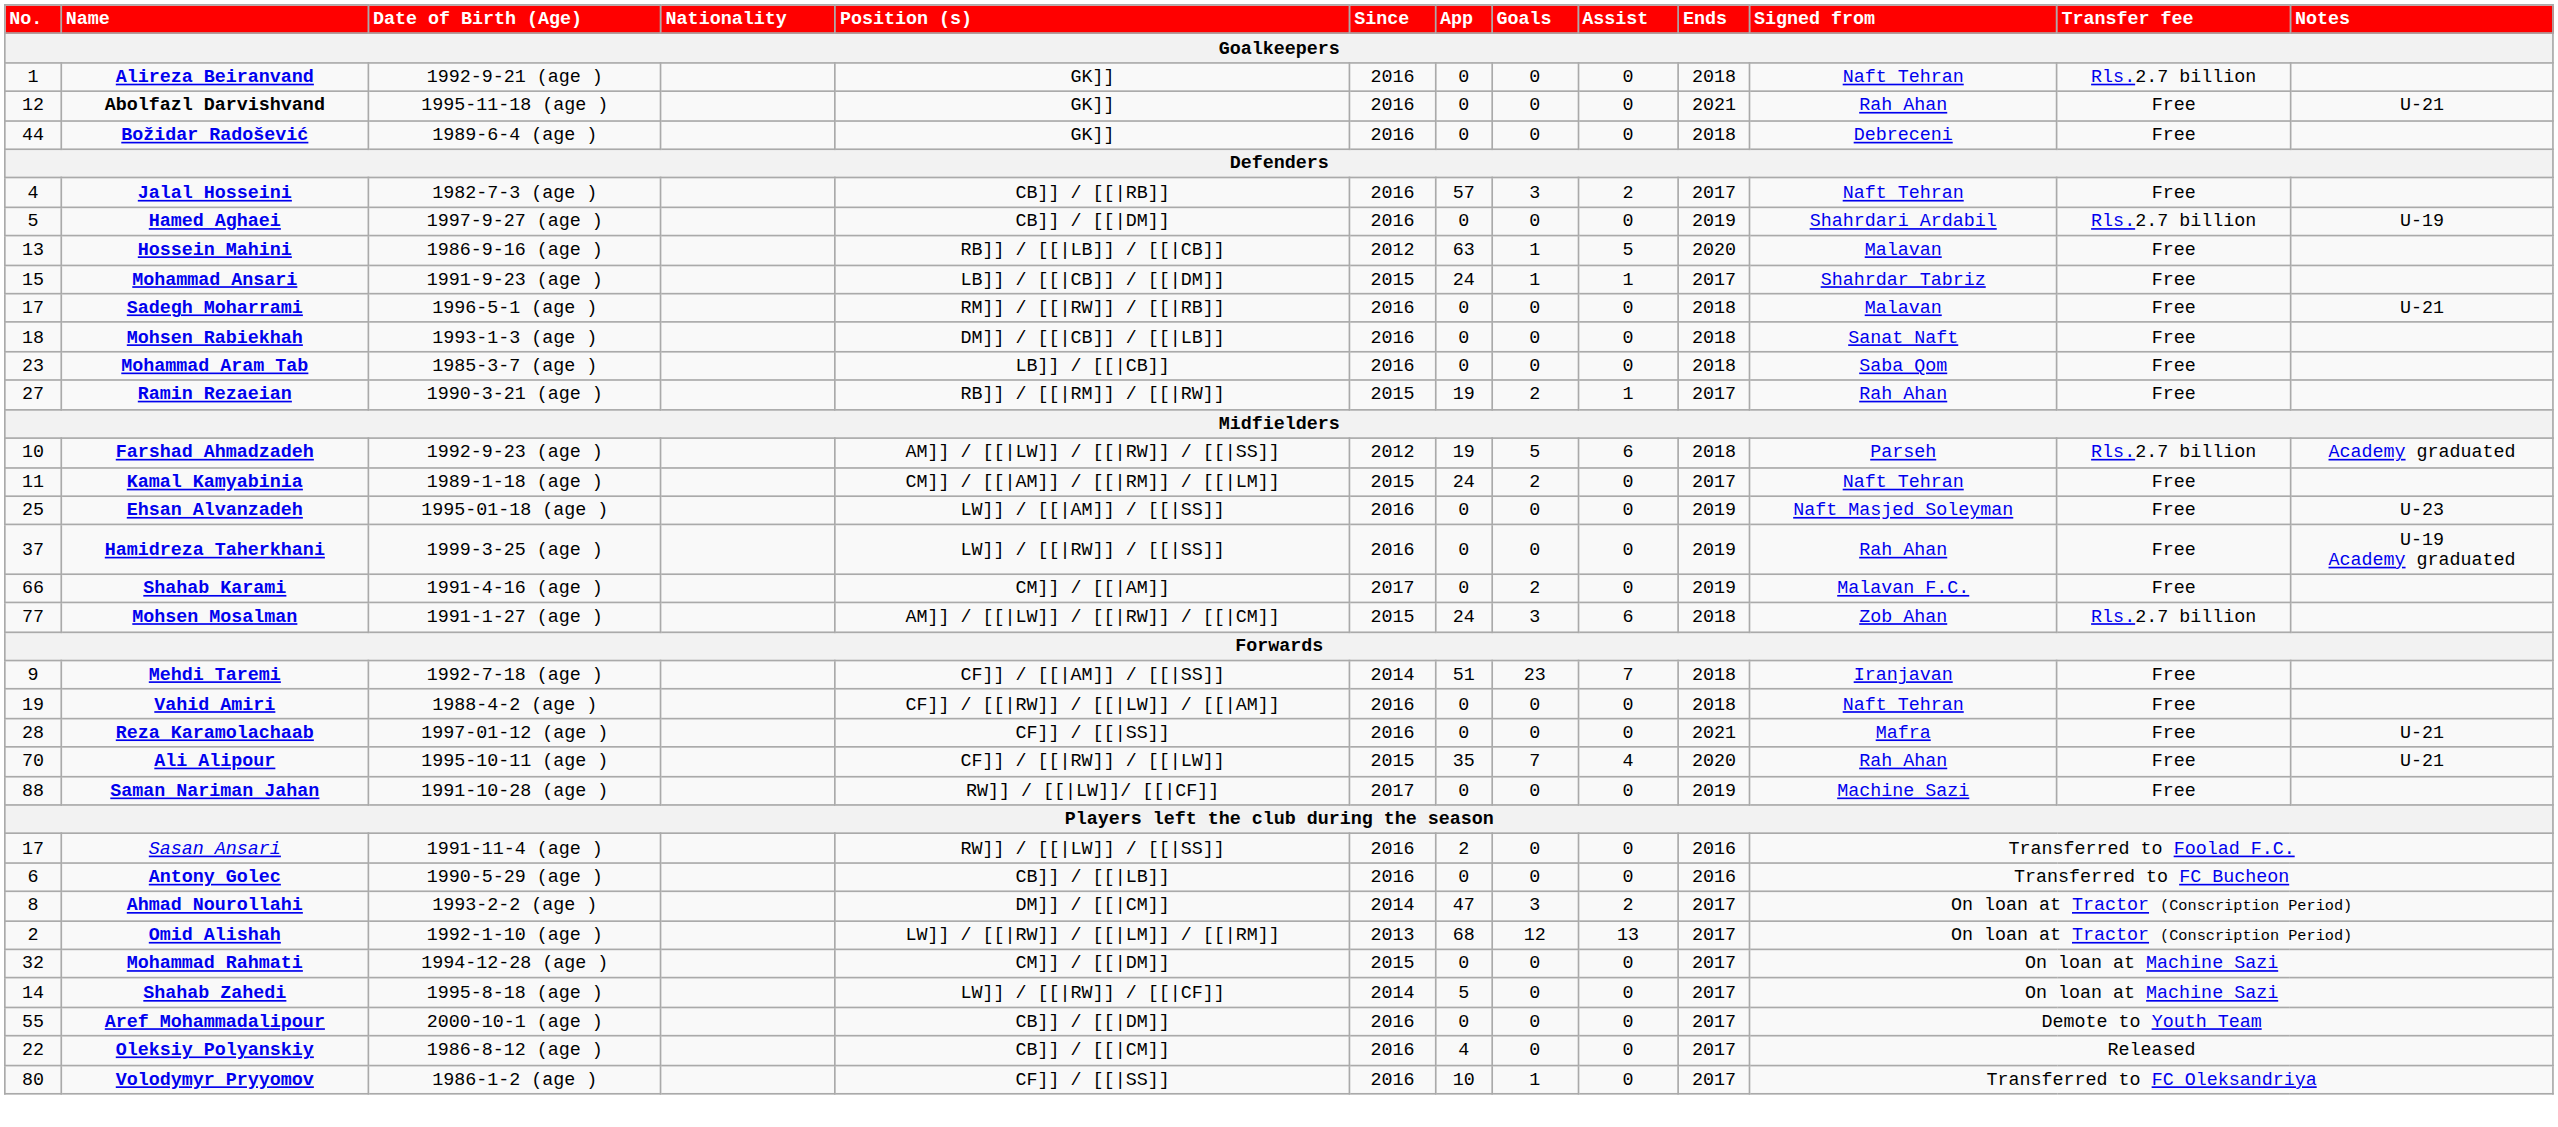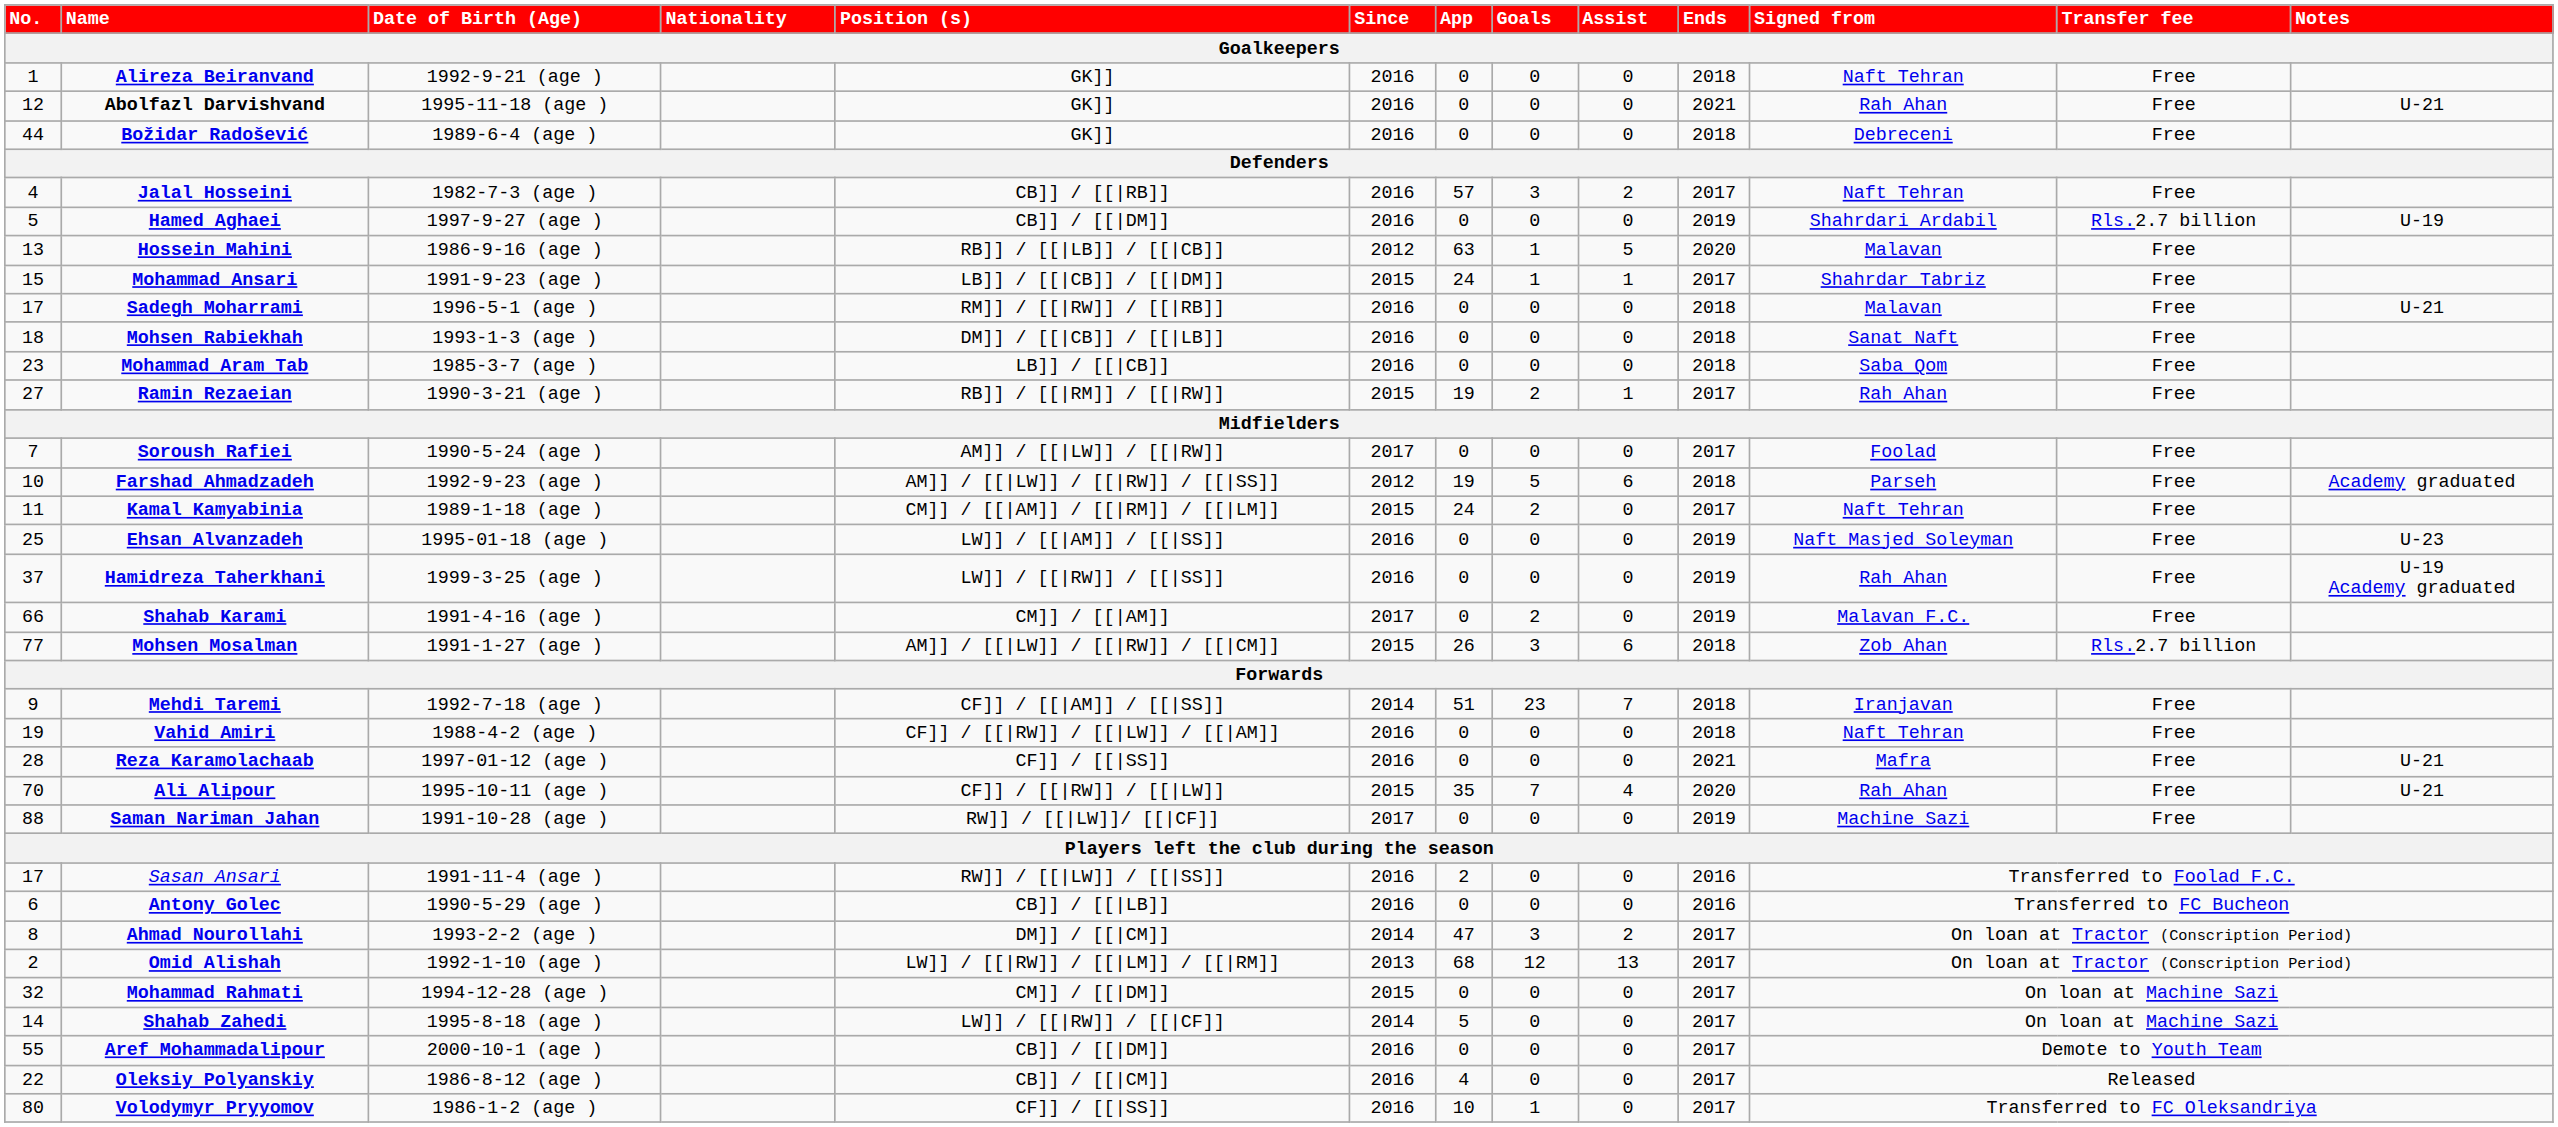(2174, 77) Rls.2.7 billion -> (2174, 77) Free
+ row: (215, 453)
(2174, 453) Rls.2.7 billion -> (2174, 482) Free
(1464, 617) 24 -> (1464, 646) 26
